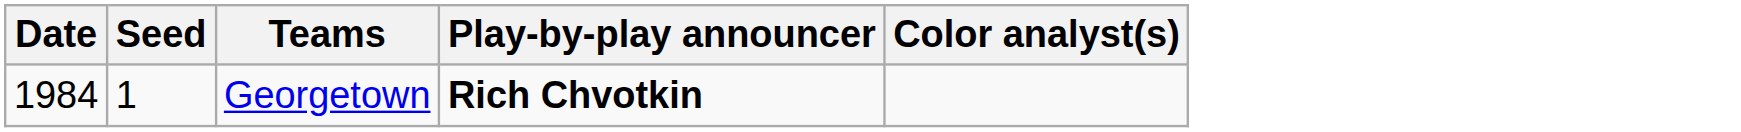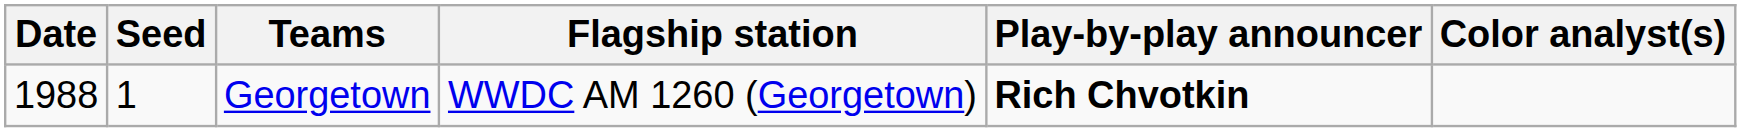+ column: (712, 34)
(56, 94) 1984 -> (56, 94) 1988
